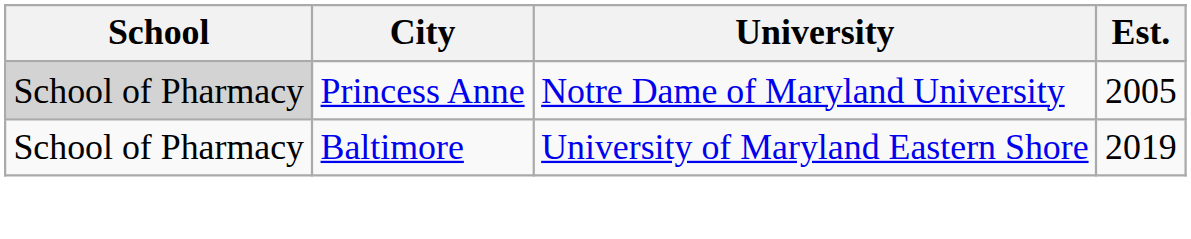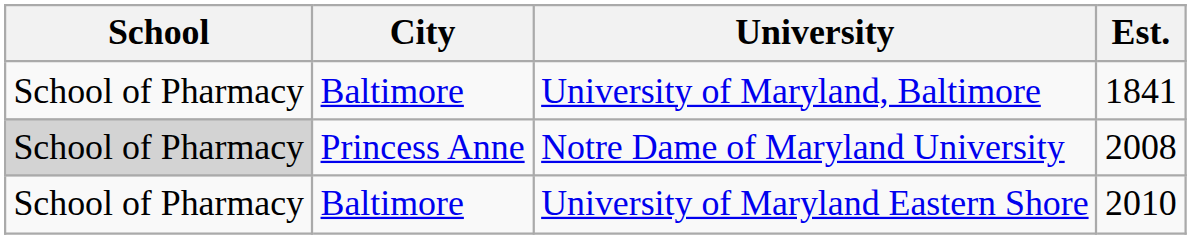+ row: (791, 89)
(1141, 89) 2005 -> (1141, 146) 2008
(1141, 146) 2019 -> (1141, 203) 2010
